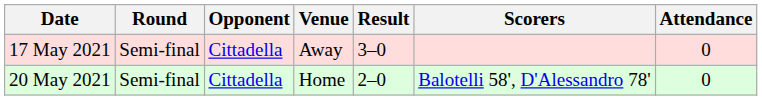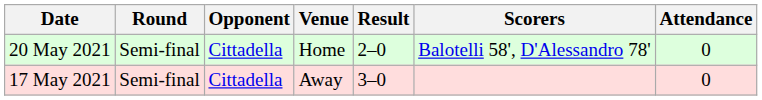rows swapped: (60, 49) <-> (60, 79)
